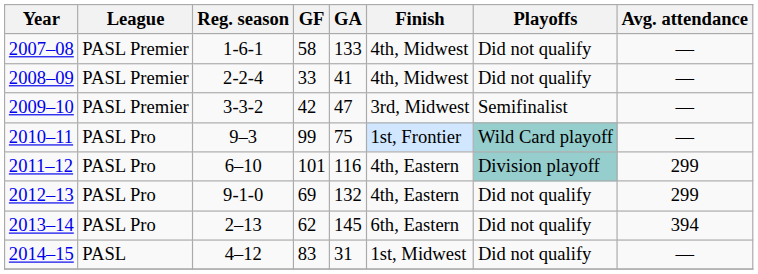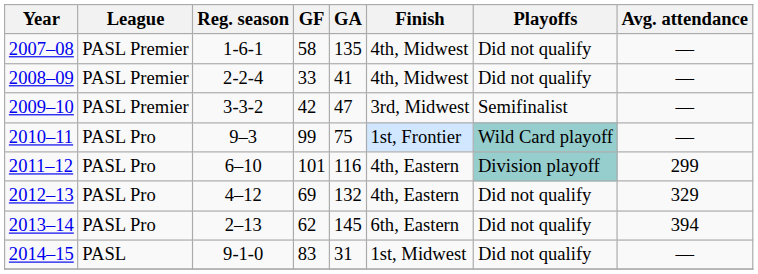(348, 48) 133 -> (348, 48) 135
(243, 195) 9-1-0 -> (243, 195) 4–12
(685, 195) 299 -> (685, 195) 329
(243, 254) 4–12 -> (243, 254) 9-1-0
